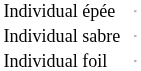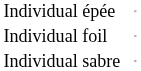rows swapped: (55, 61) <-> (62, 36)
